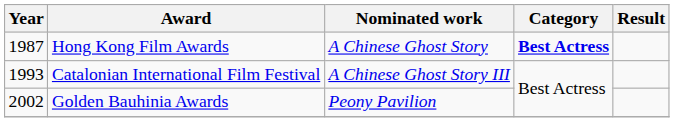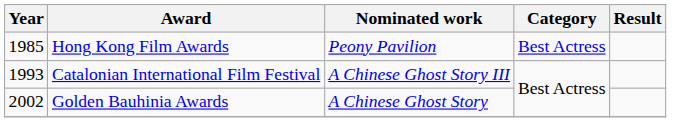(26, 46) 1987 -> (26, 46) 1985
(408, 46) A Chinese Ghost Story -> (382, 46) Peony Pavilion
(564, 46) bold -> (562, 46) normal
(382, 102) Peony Pavilion -> (408, 102) A Chinese Ghost Story
